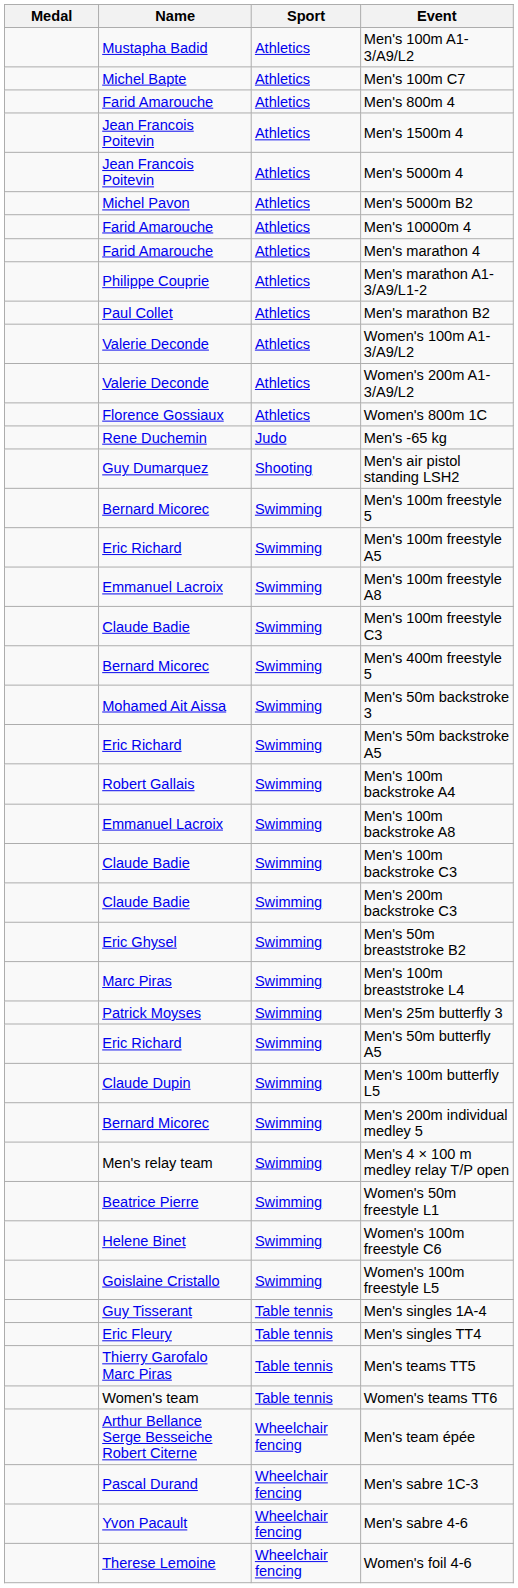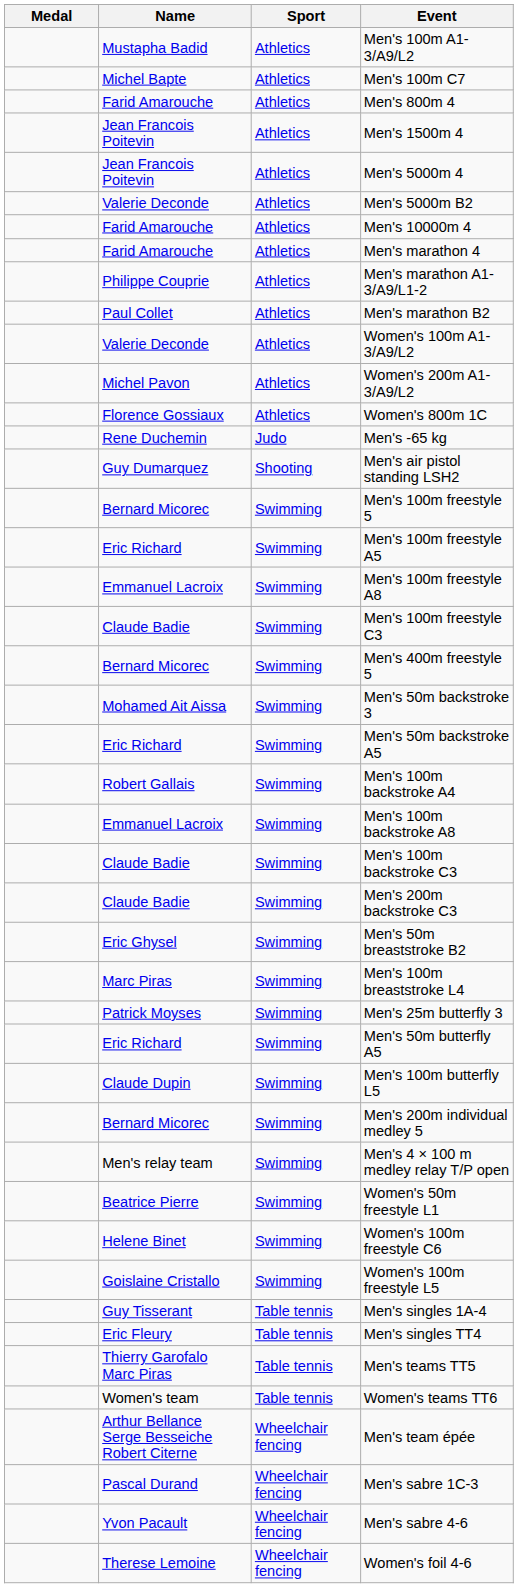(146, 204) Michel Pavon -> (156, 204) Valerie Deconde
(156, 383) Valerie Deconde -> (146, 383) Michel Pavon
